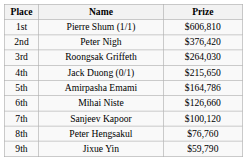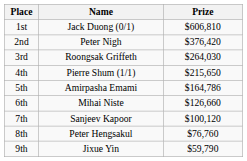(101, 27) Pierre Shum (1/1) -> (101, 27) Jack Duong (0/1)
(101, 73) Jack Duong (0/1) -> (101, 73) Pierre Shum (1/1)
